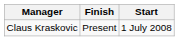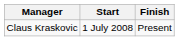columns swapped: (146, 12) <-> (99, 12)
